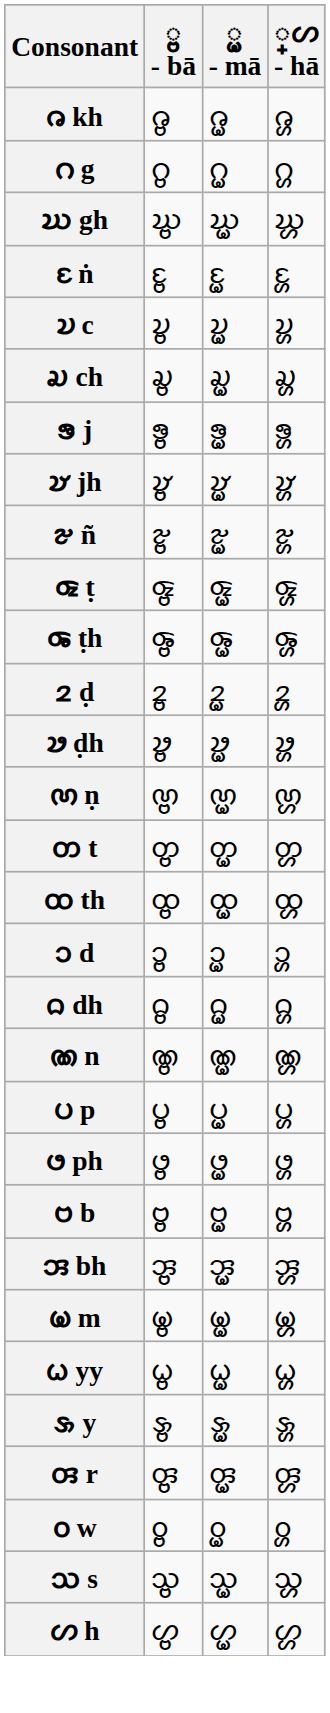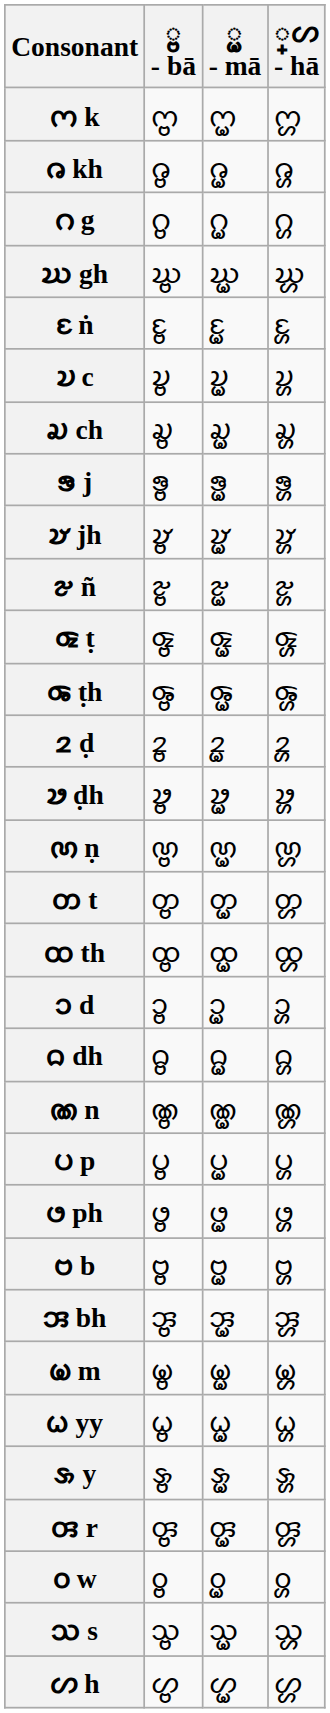+ row: (75, 116)
